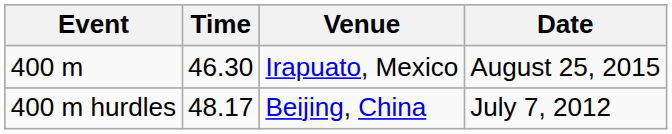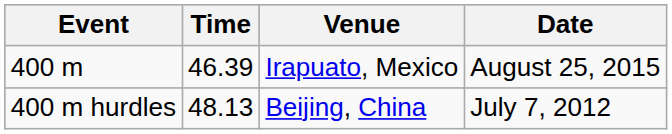(221, 66) 46.30 -> (221, 66) 46.39
(221, 107) 48.17 -> (221, 107) 48.13
